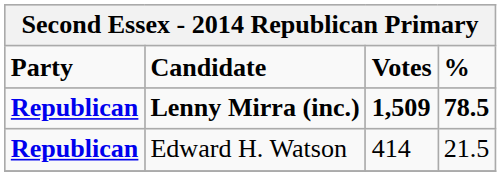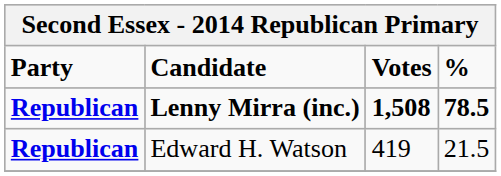(401, 107) 1,509 -> (401, 107) 1,508
(391, 149) 414 -> (391, 149) 419
